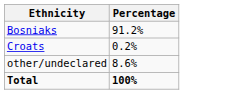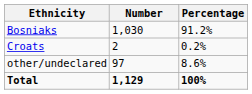+ column: (144, 13)
